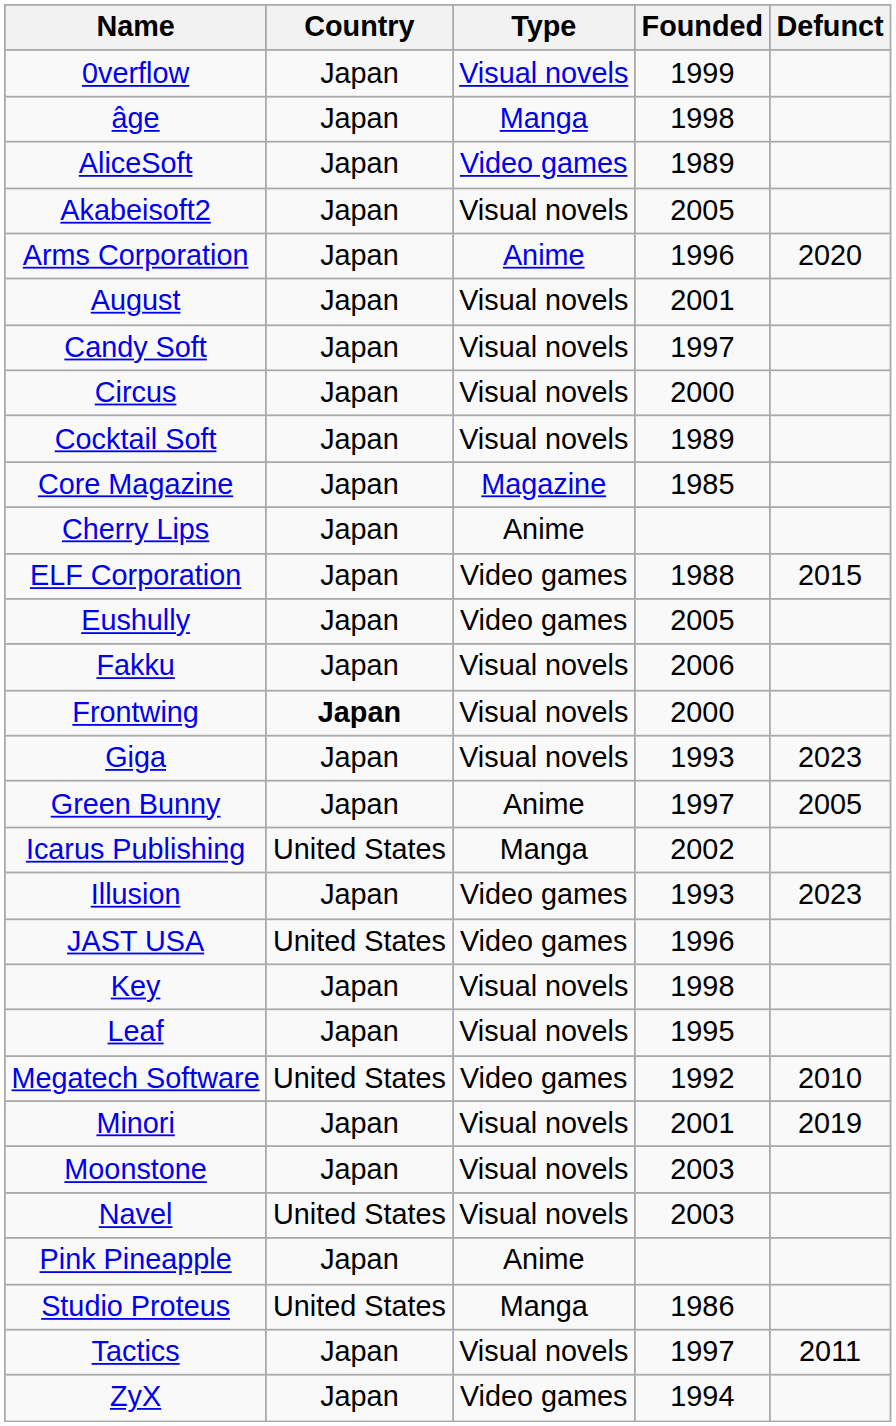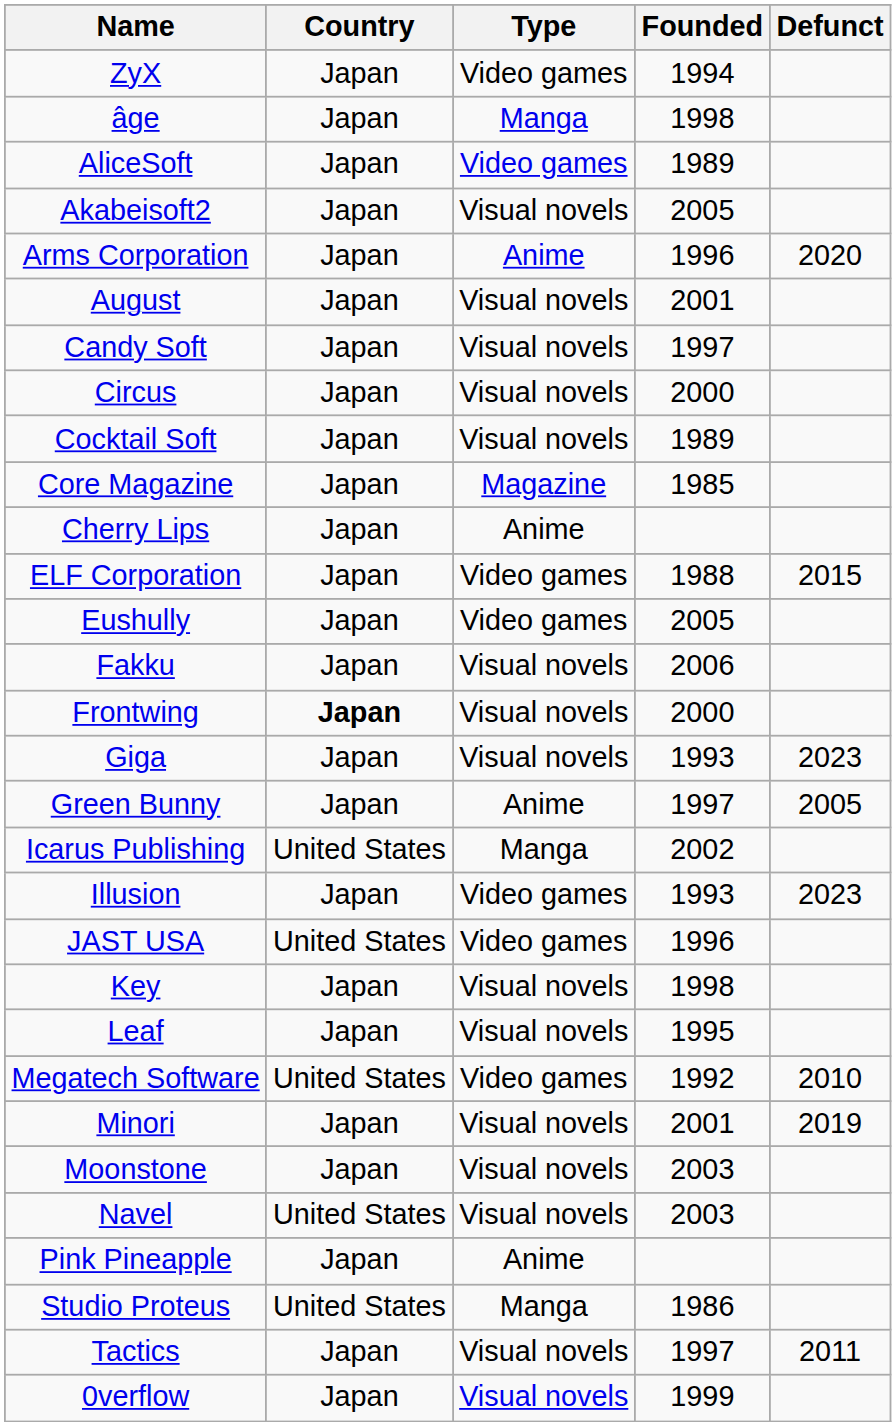rows swapped: (136, 73) <-> (136, 1397)
